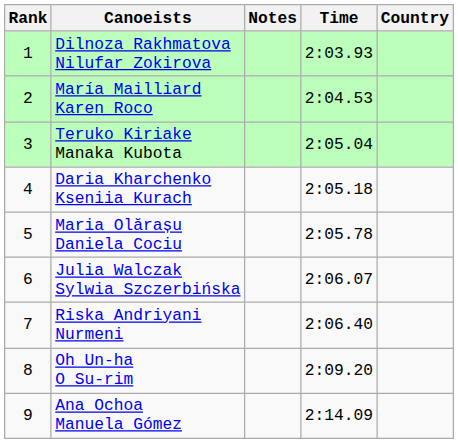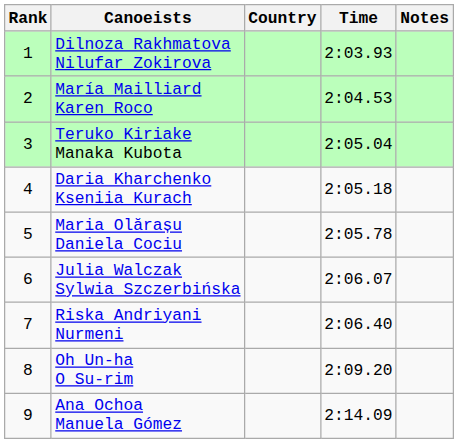columns swapped: (415, 18) <-> (273, 18)
